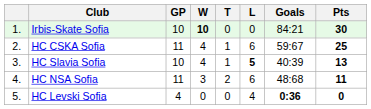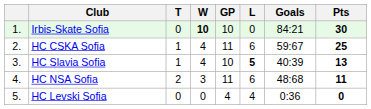columns swapped: (178, 12) <-> (228, 12)
(290, 96) bold -> (290, 96) normal
